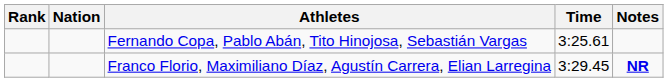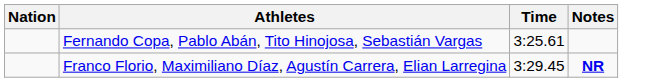- column: (27, 17)
